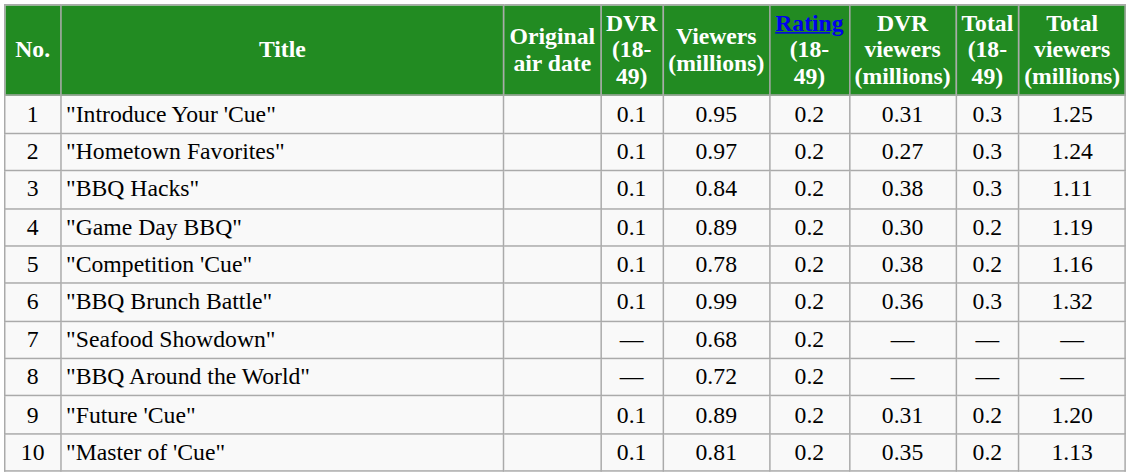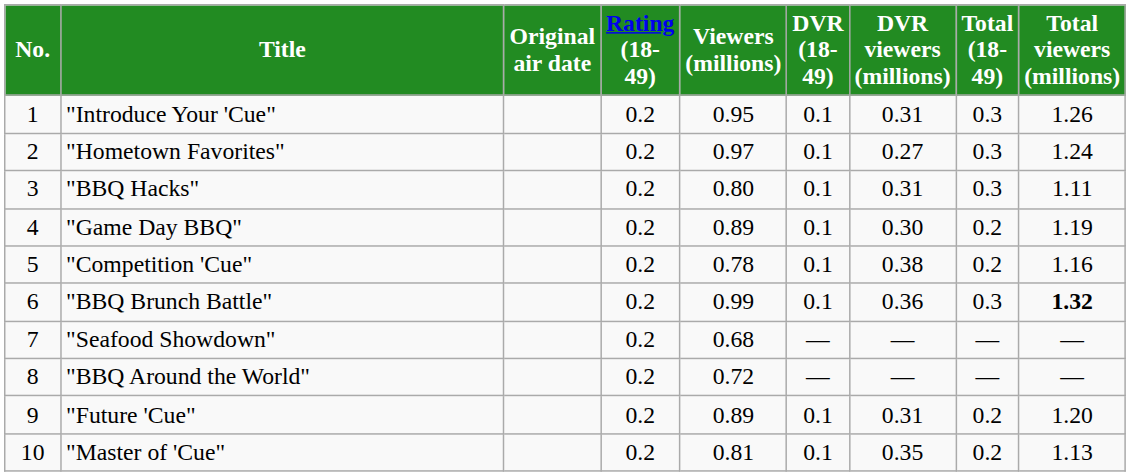columns swapped: (809, 49) <-> (632, 49)
(1072, 114) 1.25 -> (1072, 114) 1.26
(716, 189) 0.84 -> (733, 189) 0.80
(903, 189) 0.38 -> (903, 189) 0.31
(1072, 301) normal -> (1072, 301) bold
